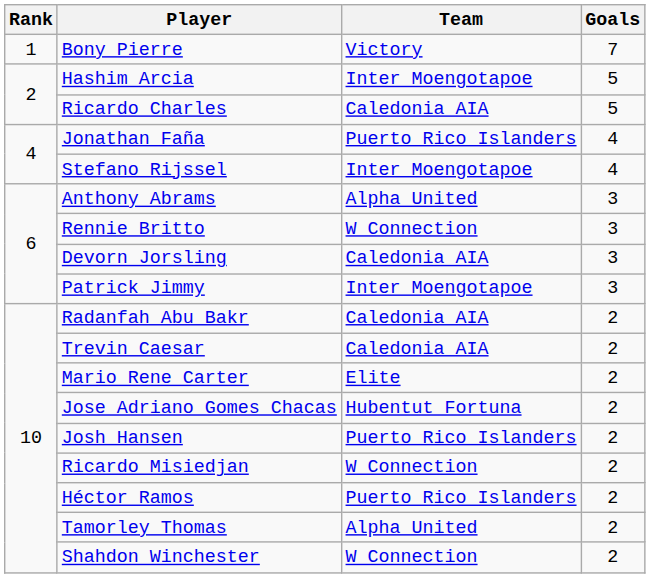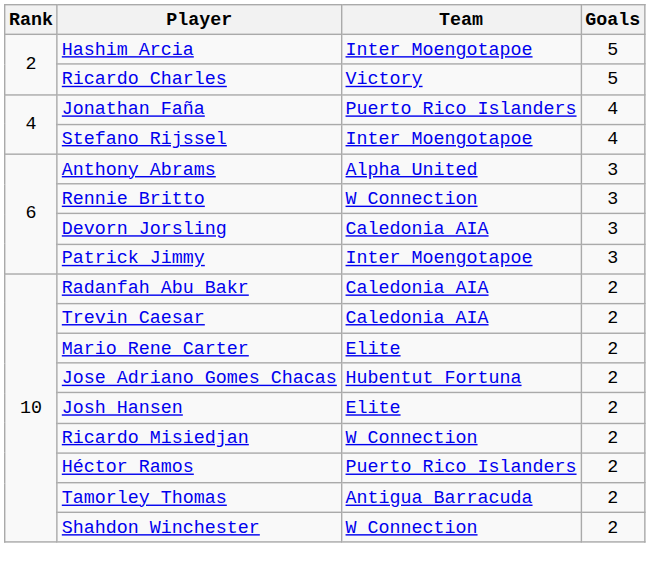- row: (122, 50)
(417, 109) Caledonia AIA -> (384, 79) Victory
(461, 438) Puerto Rico Islanders -> (373, 408) Elite
(412, 528) Alpha United -> (439, 498) Antigua Barracuda
